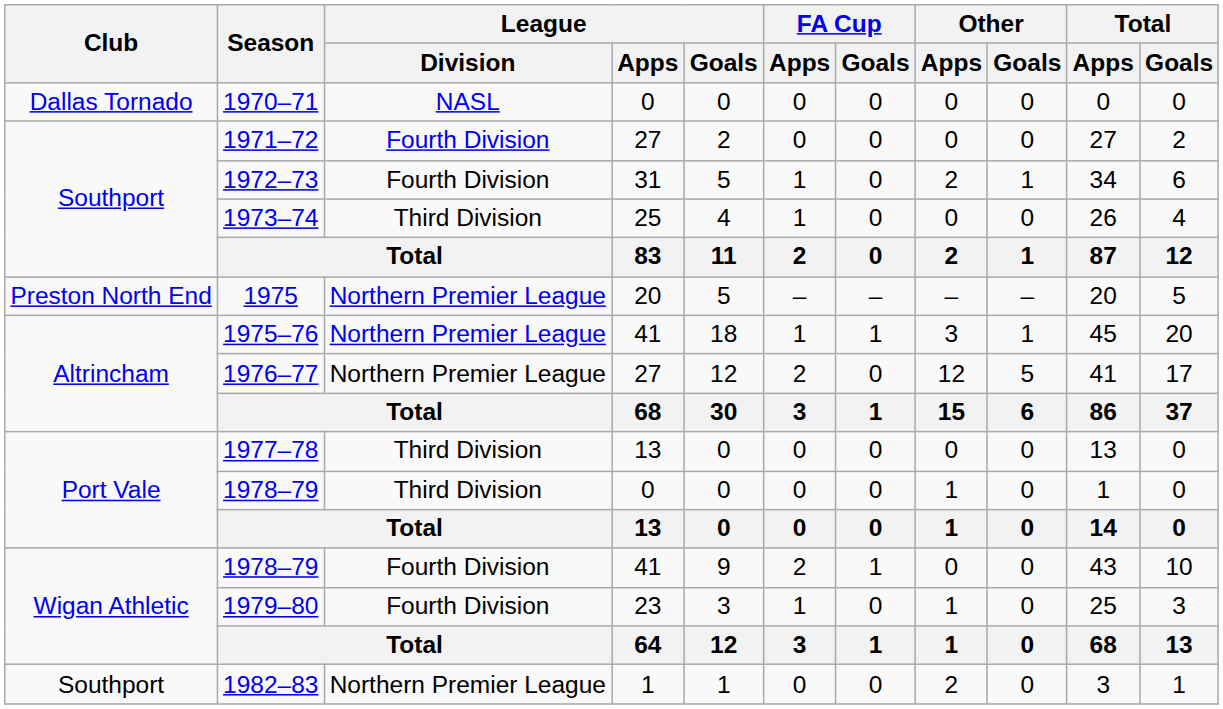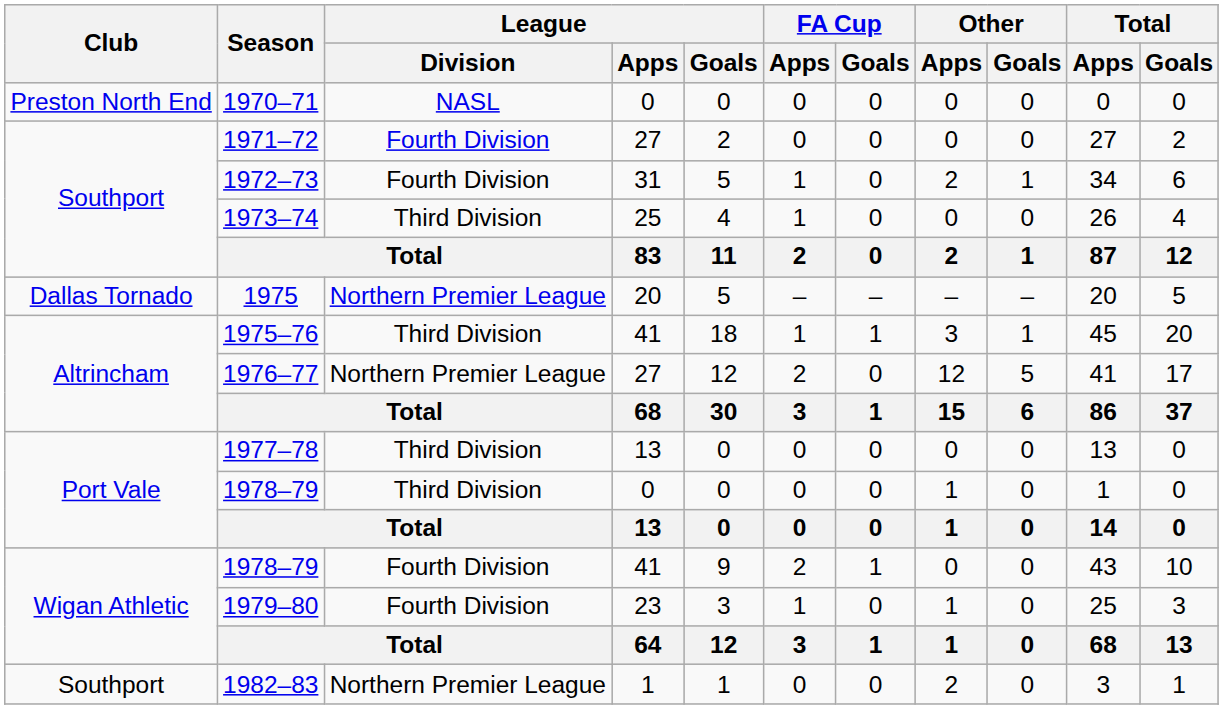(111, 101) Dallas Tornado -> (111, 101) Preston North End
(111, 295) Preston North End -> (111, 295) Dallas Tornado
(468, 334) Northern Premier League -> (468, 334) Third Division
